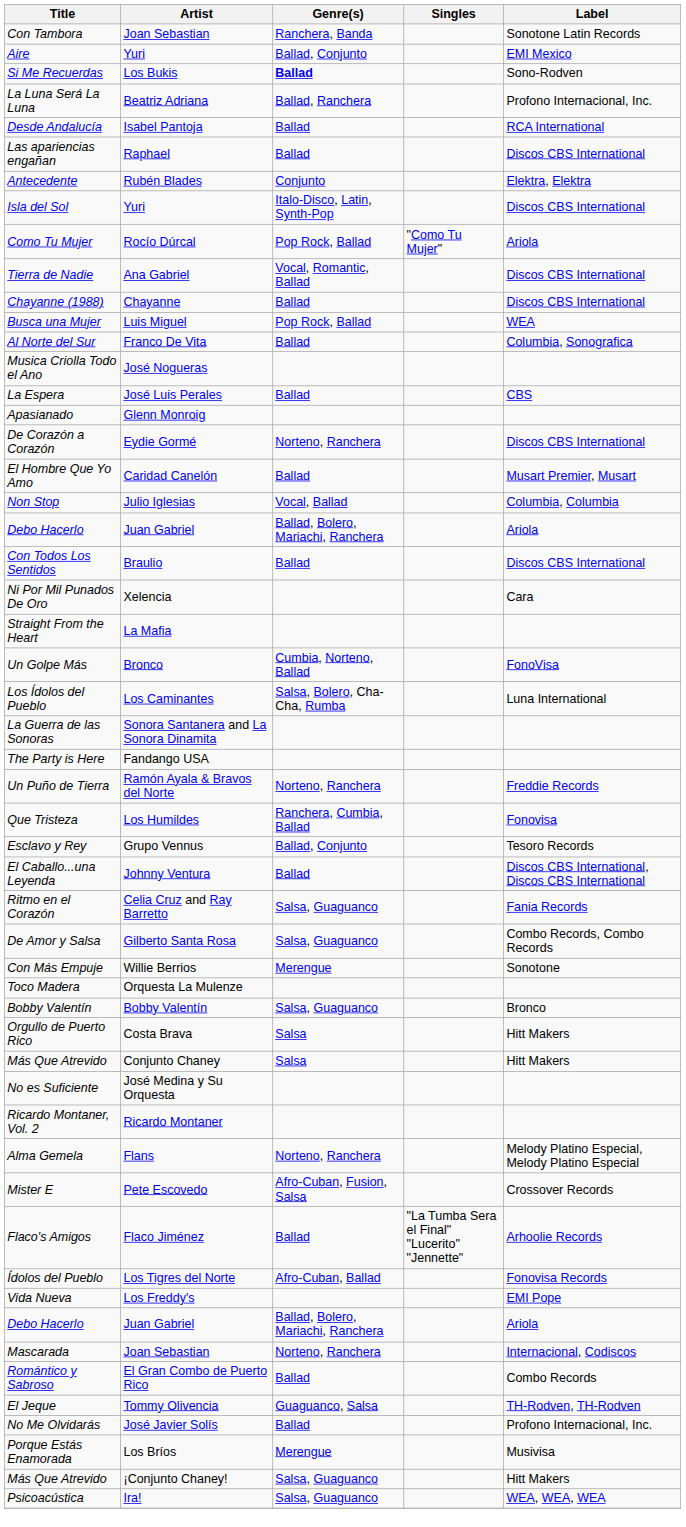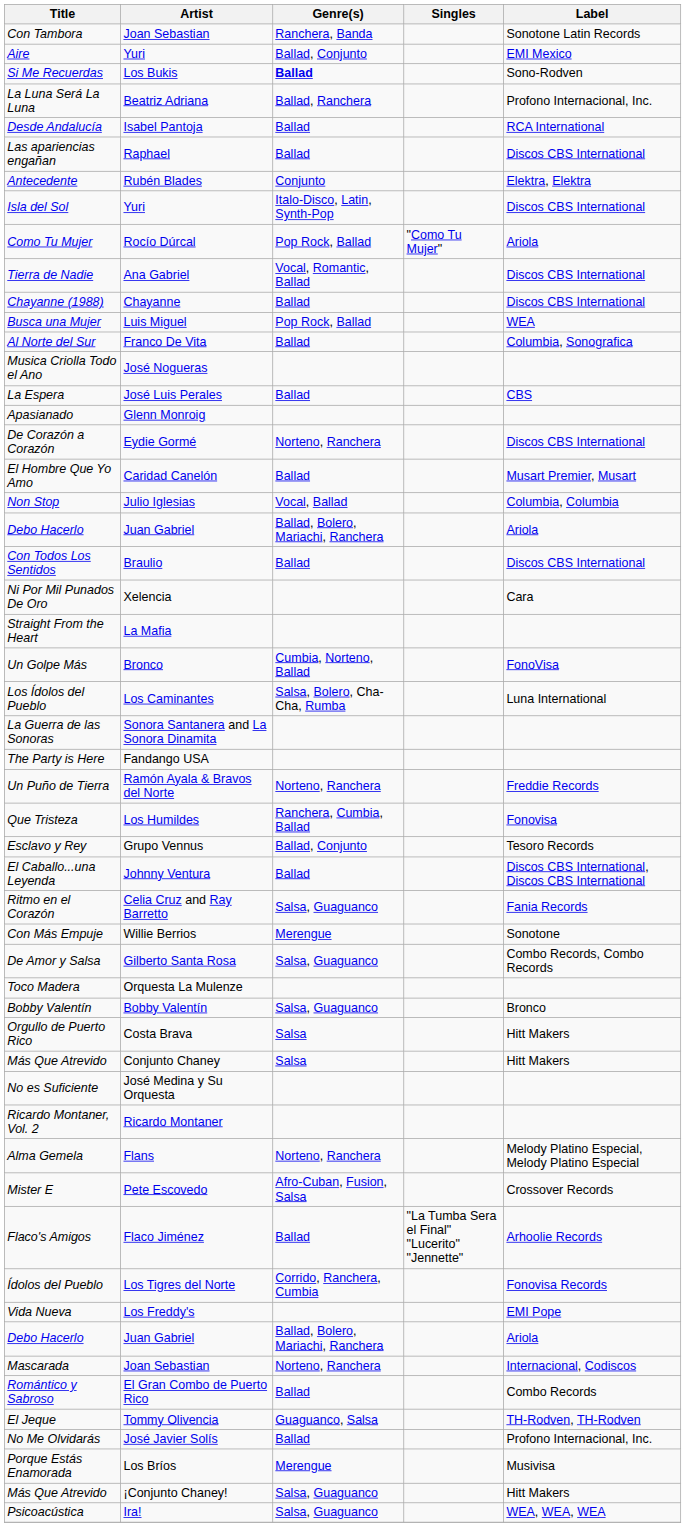rows swapped: (54, 941) <-> (55, 968)
(328, 1278) Afro-Cuban, Ballad -> (328, 1285) Corrido, Ranchera, Cumbia
